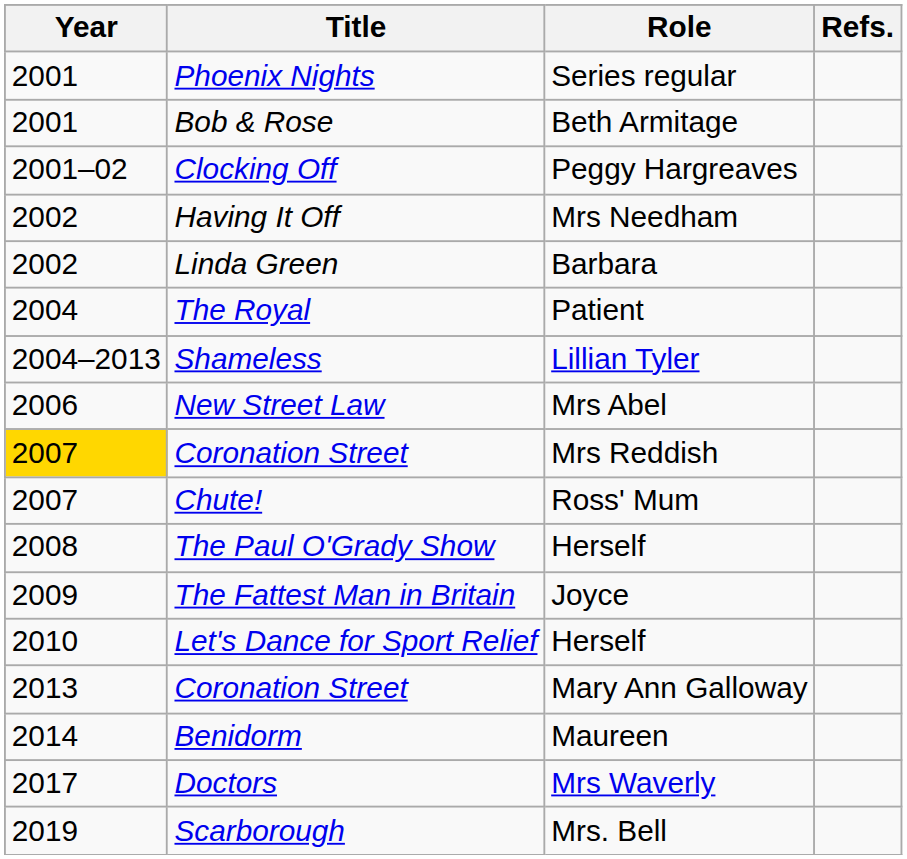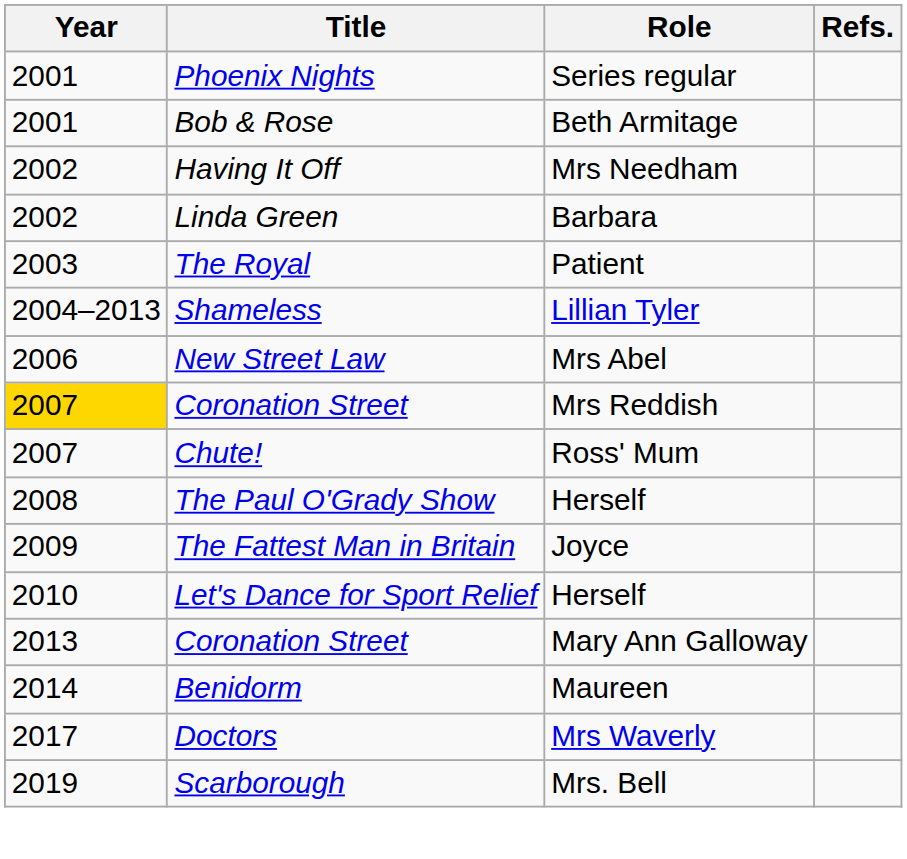- row: (256, 169)
(45, 311) 2004 -> (45, 264) 2003
